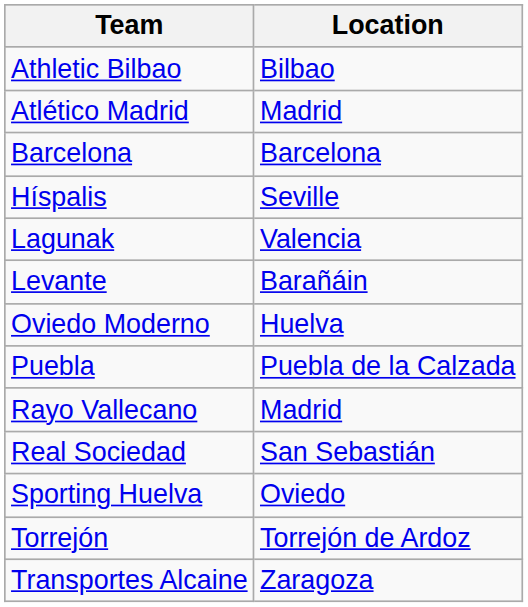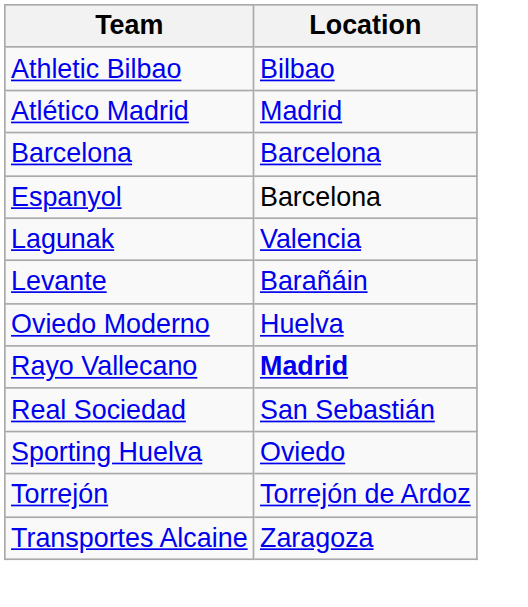+ row: (66, 196)
- row: (59, 196)
- row: (53, 366)
(301, 409) normal -> (304, 366) bold
